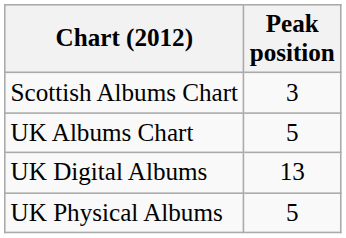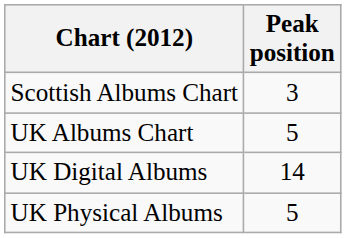(292, 172) 13 -> (292, 172) 14
